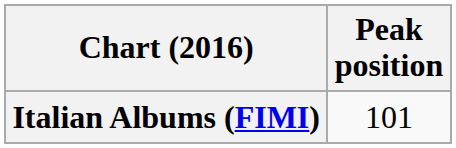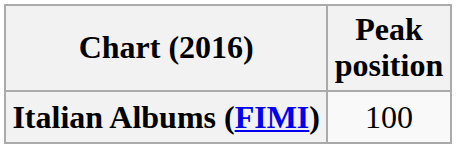(389, 116) 101 -> (389, 116) 100
